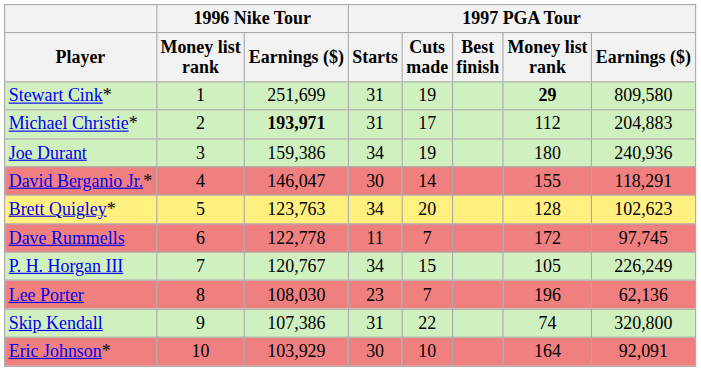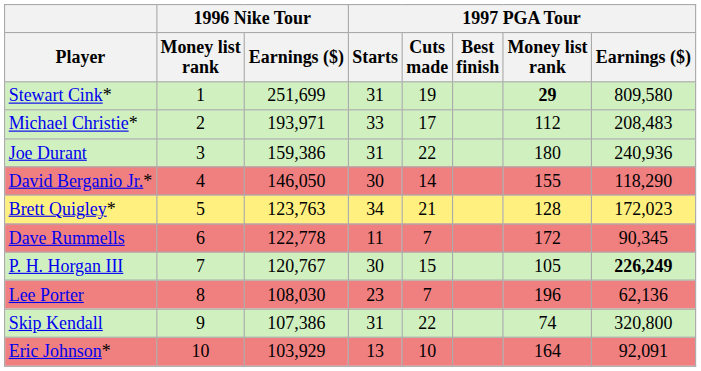(296, 124) bold -> (296, 124) normal
(375, 124) 31 -> (375, 124) 33
(643, 124) 204,883 -> (643, 124) 208,483
(375, 152) 34 -> (375, 152) 31
(427, 152) 19 -> (427, 152) 22
(296, 180) 146,047 -> (296, 180) 146,050
(643, 180) 118,291 -> (643, 180) 118,290
(427, 209) 20 -> (427, 209) 21
(643, 209) 102,623 -> (643, 209) 172,023
(643, 237) 97,745 -> (643, 237) 90,345
(375, 266) 34 -> (375, 266) 30
(643, 266) normal -> (643, 266) bold
(375, 351) 30 -> (375, 351) 13
